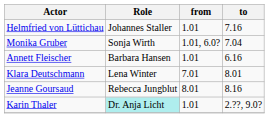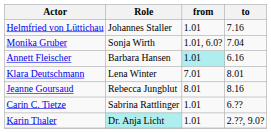(190, 58) no background -> (192, 58) paleturquoise background
+ row: (36, 105)
